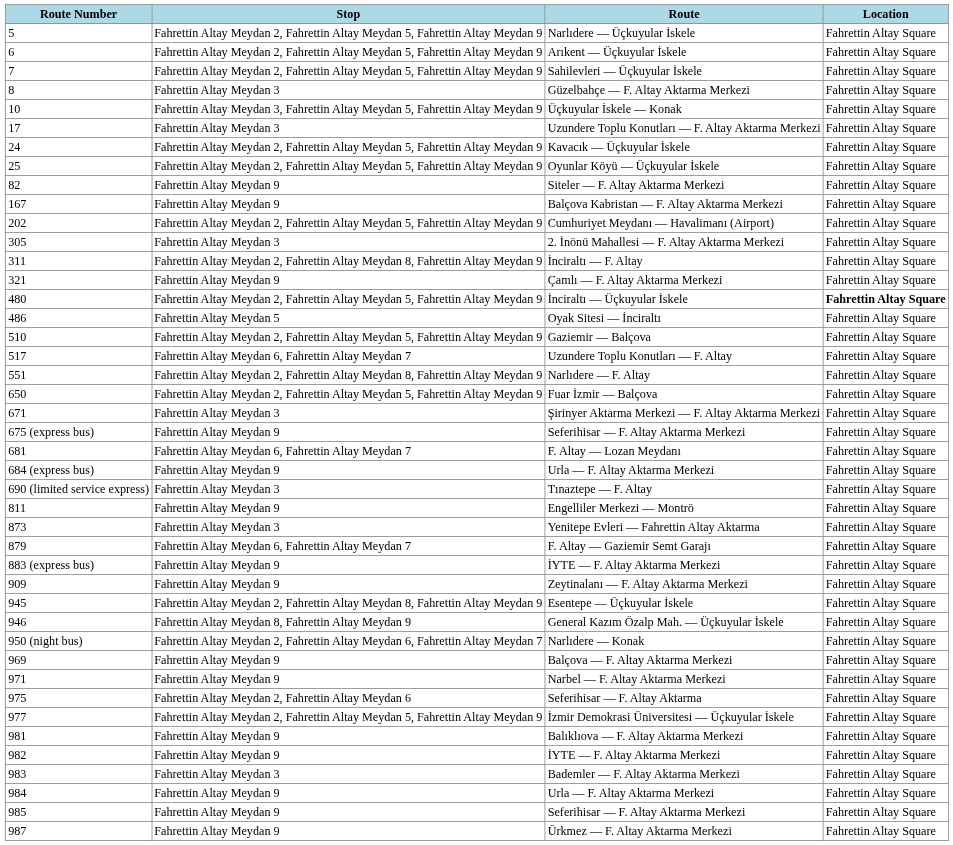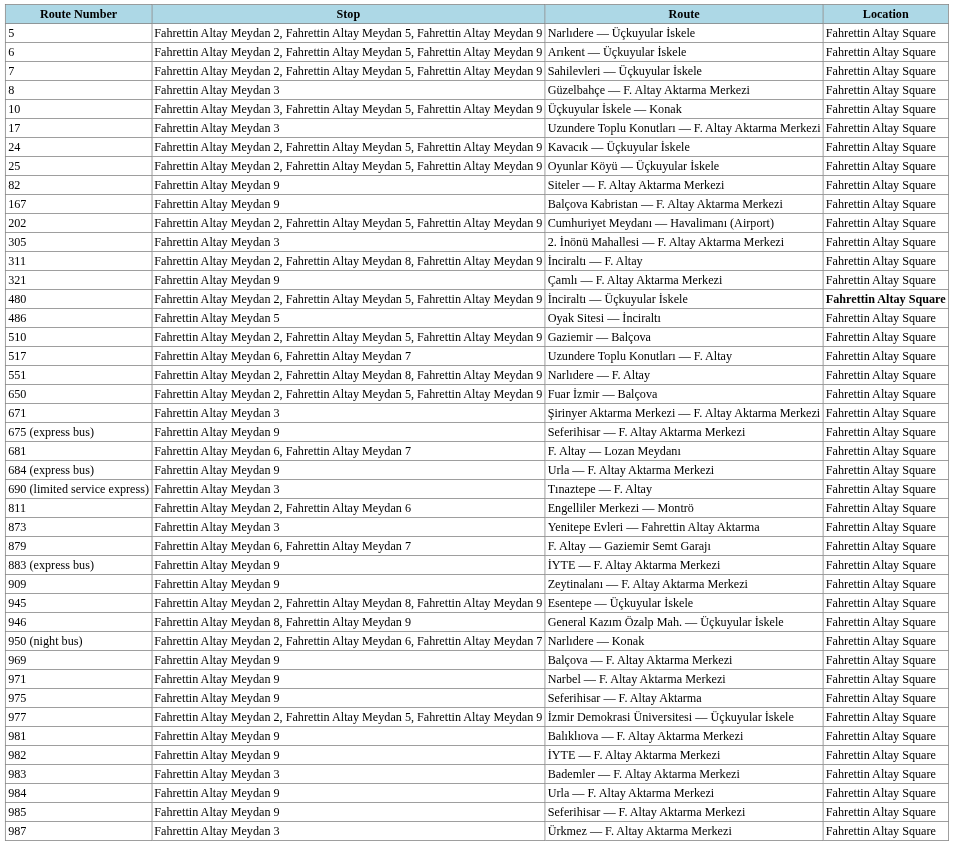(217, 508) Fahrettin Altay Meydan 9 -> (283, 508) Fahrettin Altay Meydan 2, Fahrettin Altay Meydan 6
(283, 697) Fahrettin Altay Meydan 2, Fahrettin Altay Meydan 6 -> (217, 697) Fahrettin Altay Meydan 9
(217, 830) Fahrettin Altay Meydan 9 -> (217, 830) Fahrettin Altay Meydan 3
